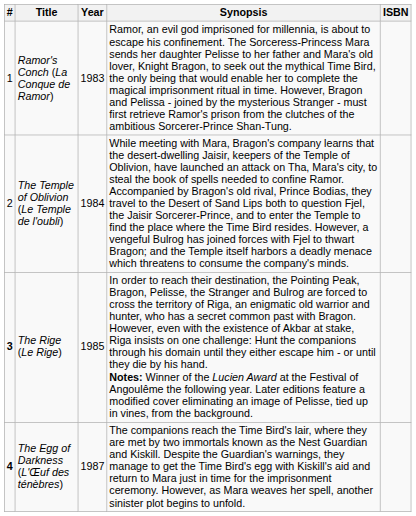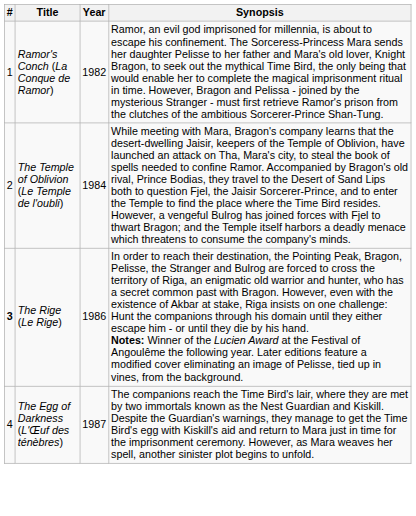- column: (396, 13)
(92, 78) 1983 -> (94, 72) 1982
(92, 347) 1985 -> (94, 317) 1986
(10, 466) bold -> (10, 424) normal
